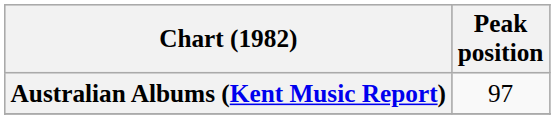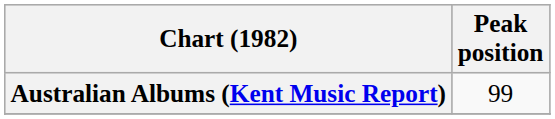(501, 93) 97 -> (501, 93) 99
